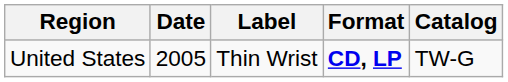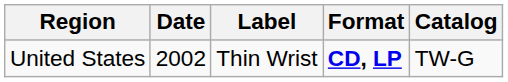(181, 58) 2005 -> (181, 58) 2002
